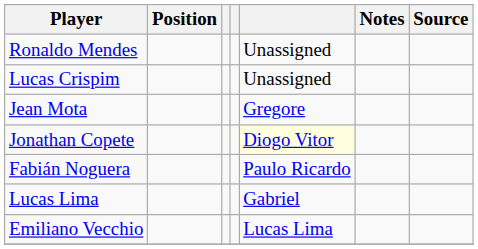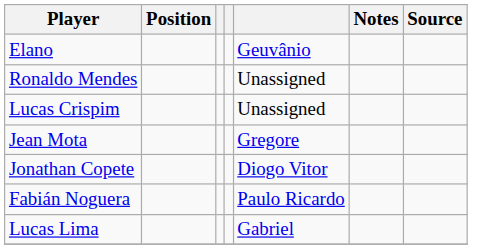+ row: (31, 49)
(288, 139) lightyellow background -> (282, 169) no background
- row: (76, 229)
